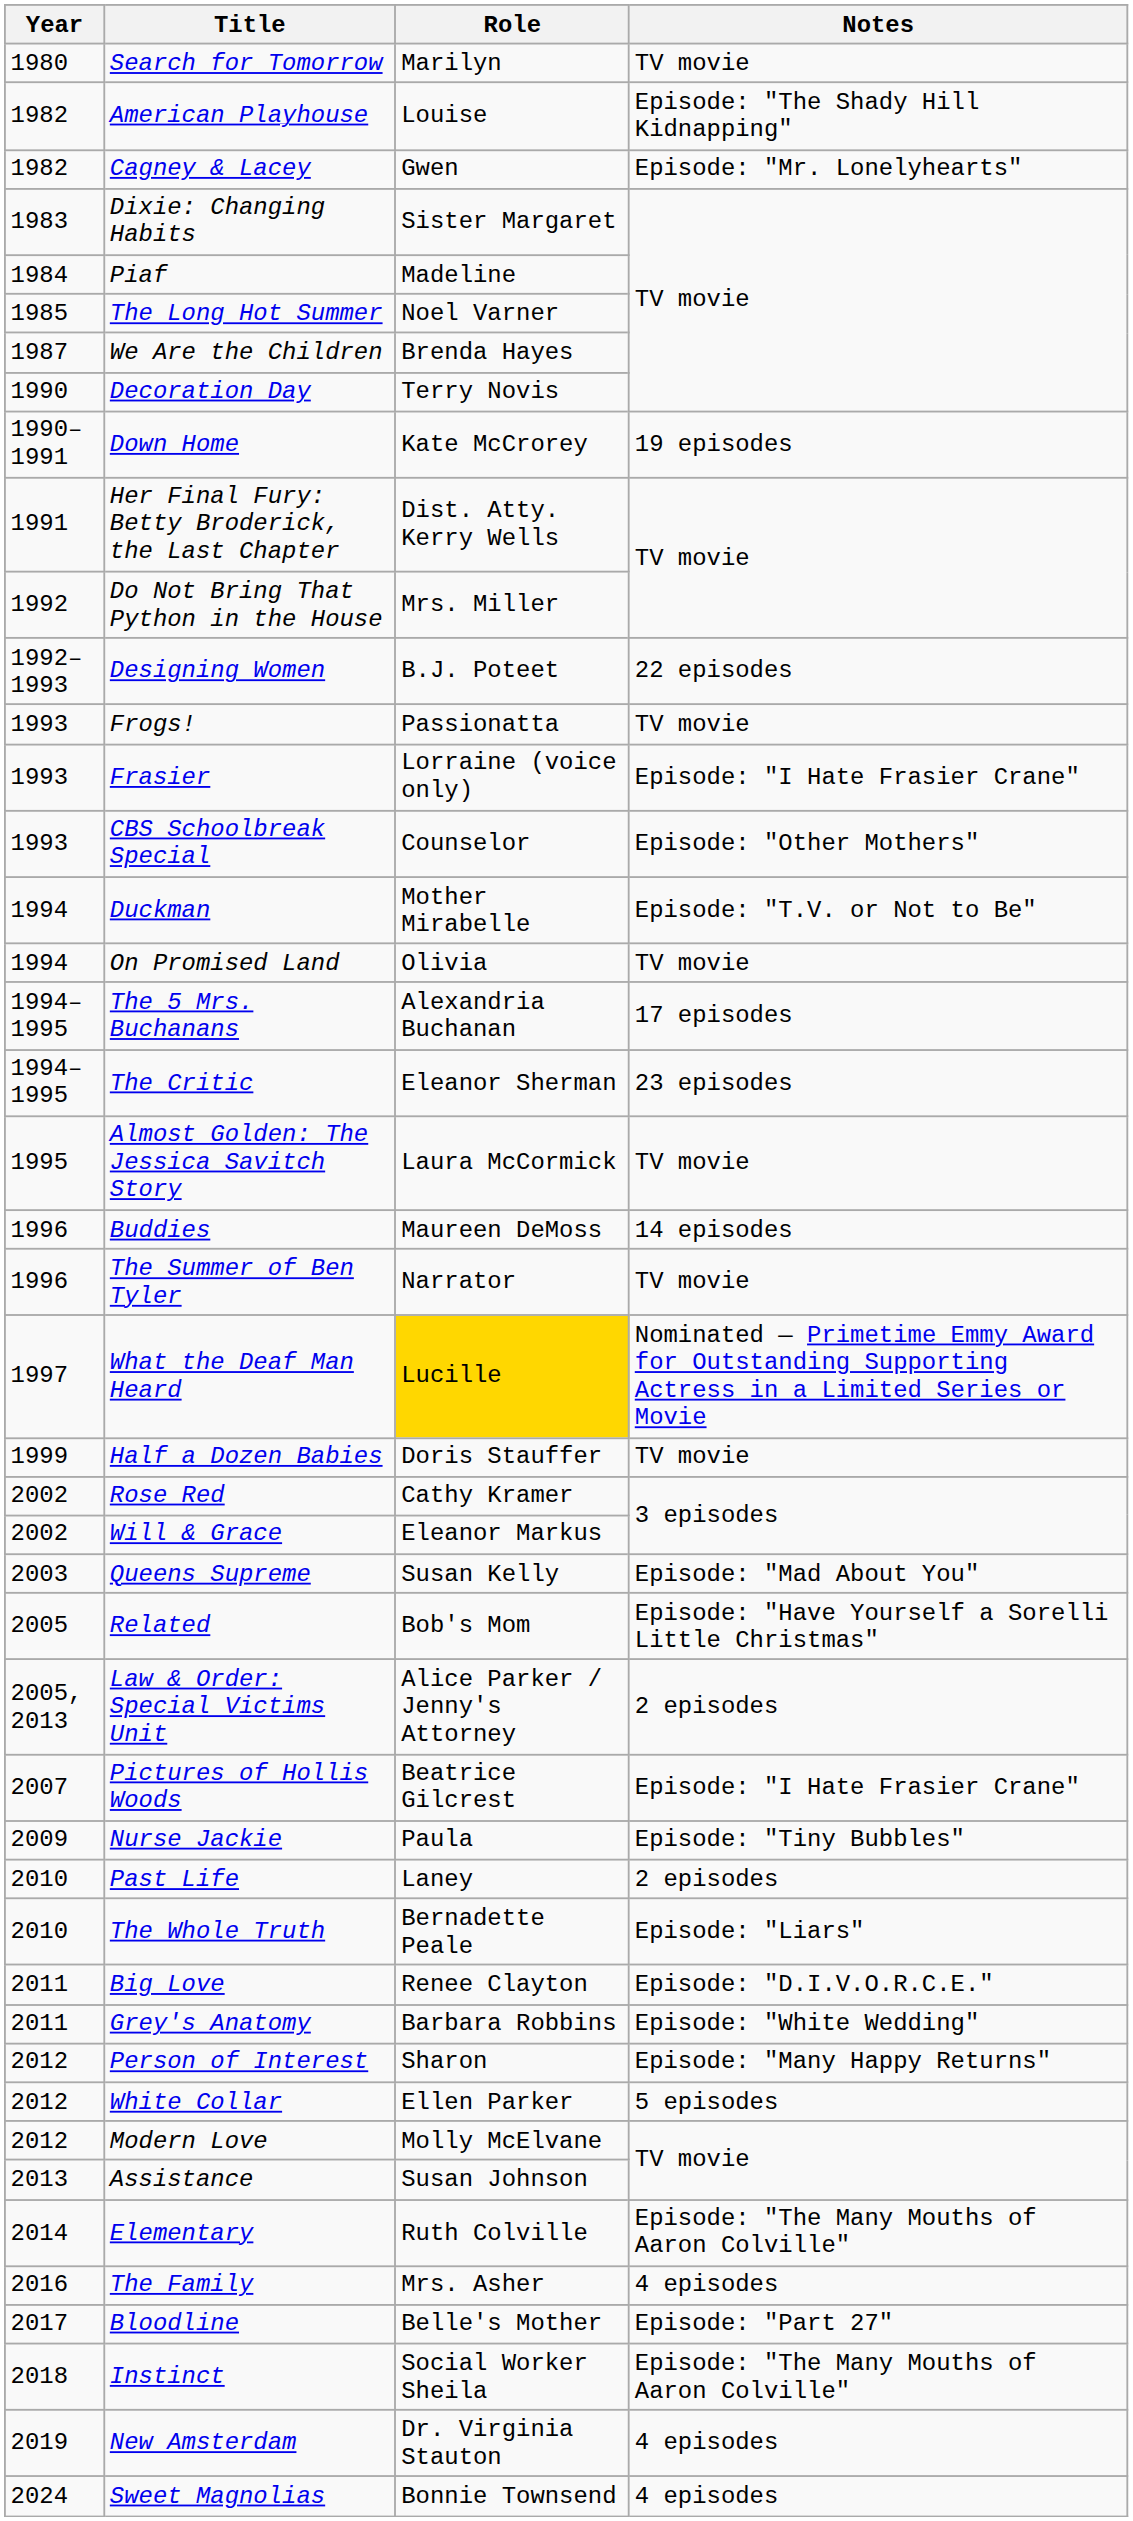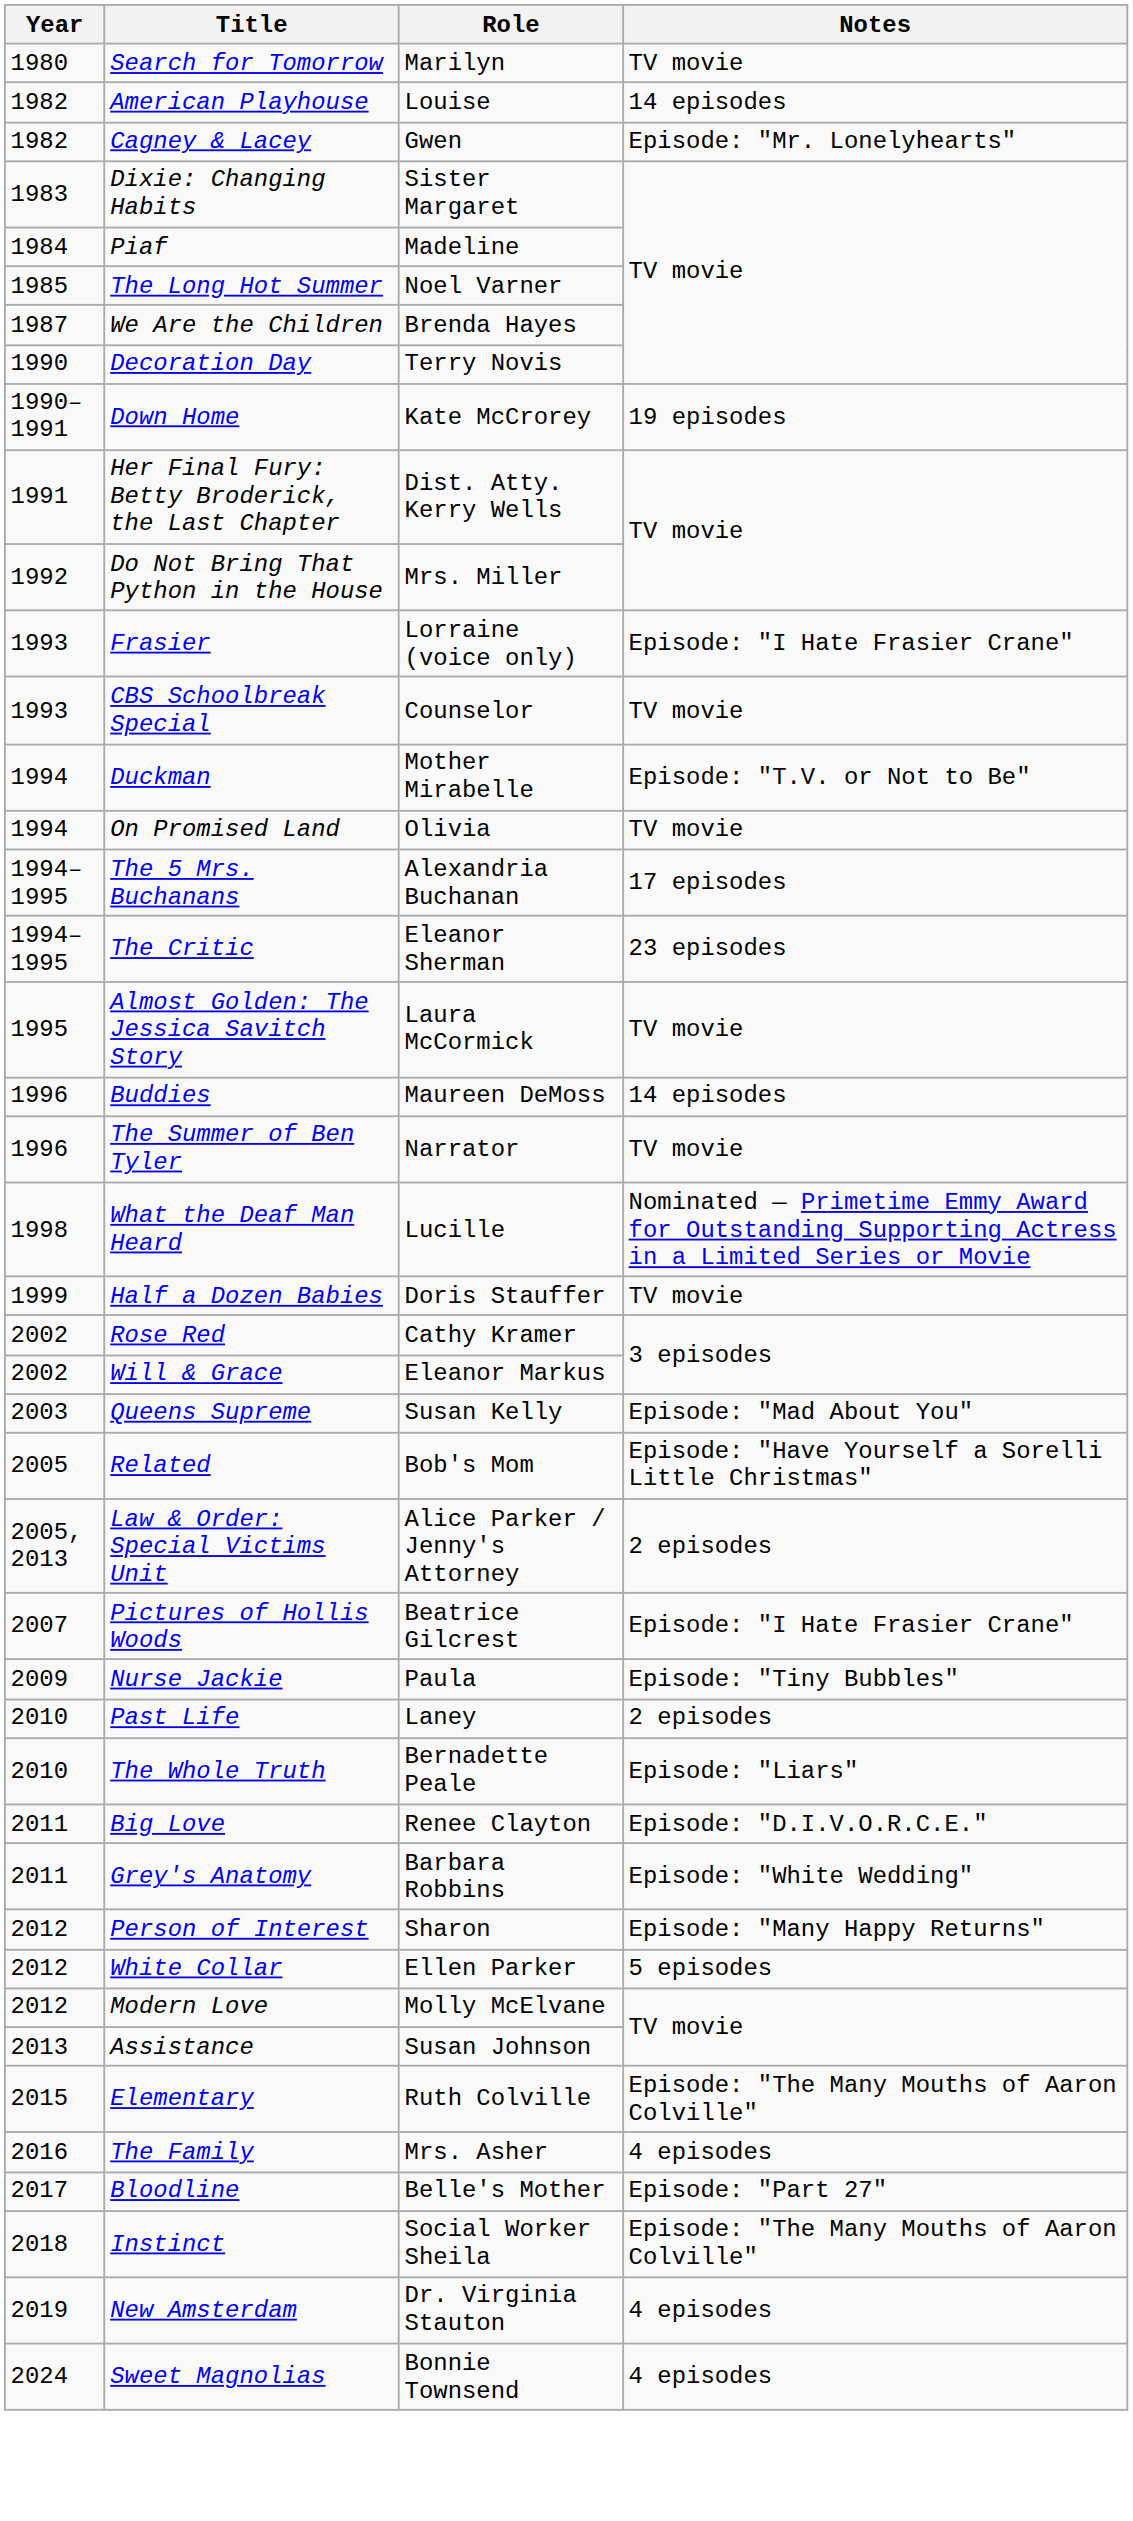(807, 116) Episode: "The Shady Hill Kidnapping" -> (708, 102) 14 episodes
- row: (217, 672)
- row: (153, 724)
(807, 844) Episode: "Other Mothers" -> (686, 711) TV movie
(39, 1376) 1997 -> (39, 1229) 1998
(451, 1376) gold background -> (455, 1229) no background
(39, 2232) 2014 -> (39, 2099) 2015
